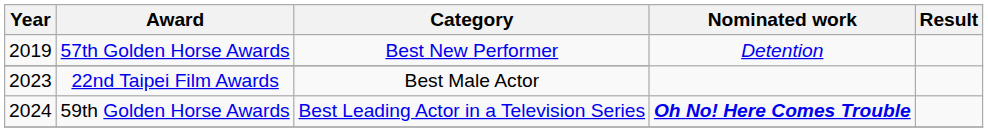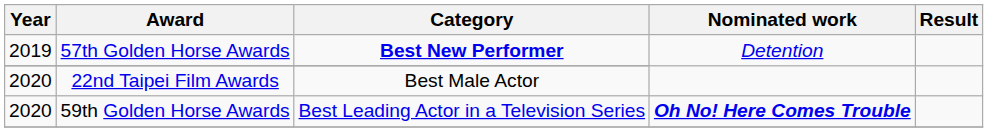(472, 50) normal -> (472, 50) bold
(30, 80) 2023 -> (30, 80) 2020
(30, 111) 2024 -> (30, 111) 2020
